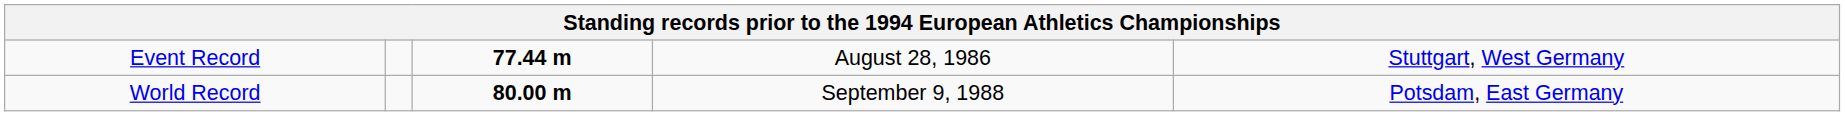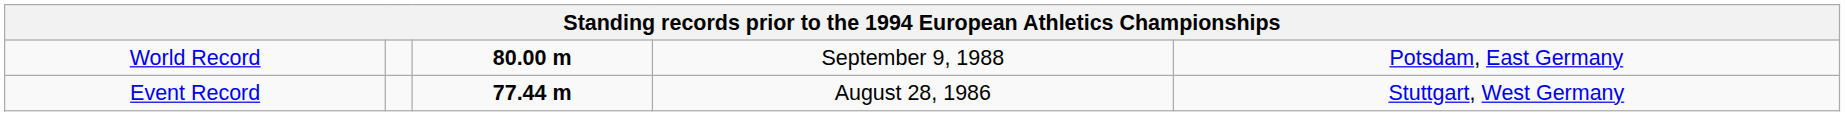rows swapped: (195, 92) <-> (195, 57)
